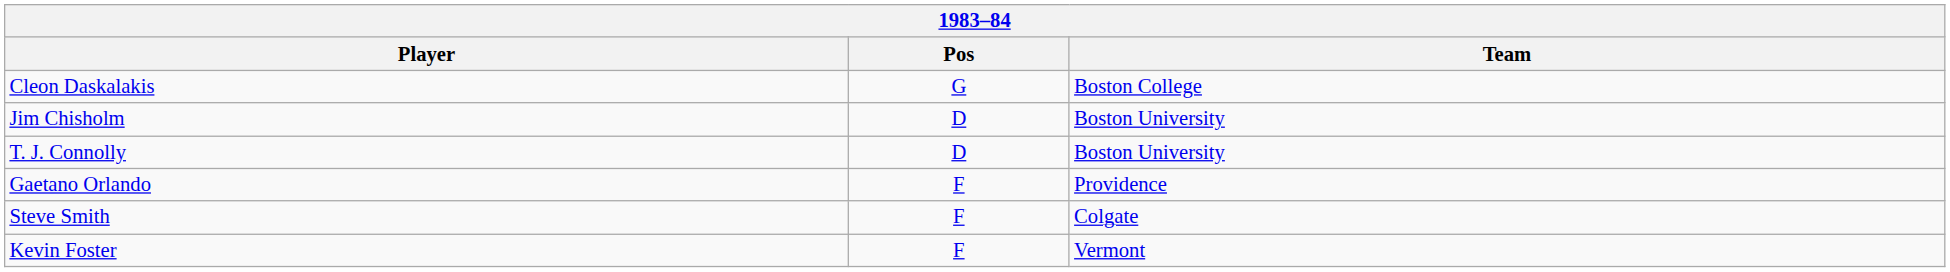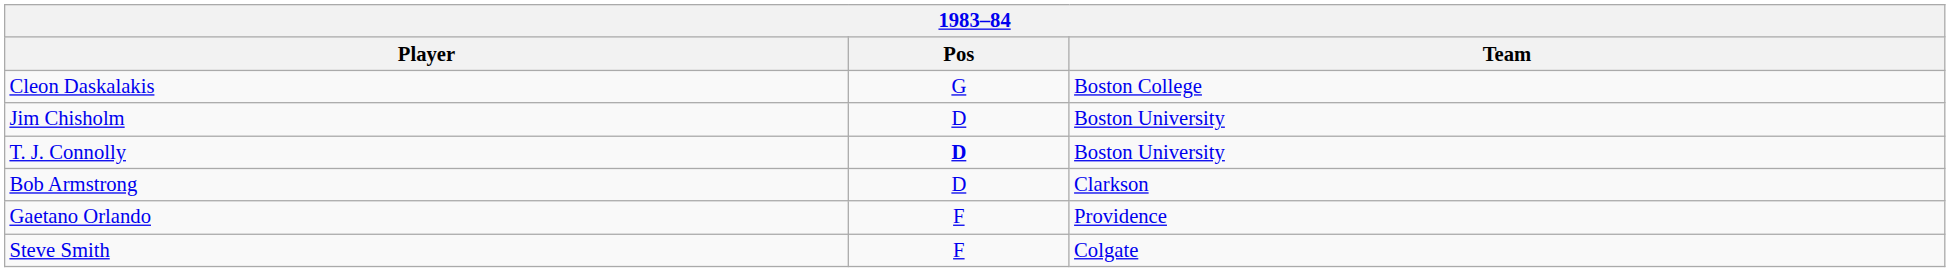(959, 151) normal -> (959, 151) bold
+ row: (73, 184)
- row: (63, 250)
